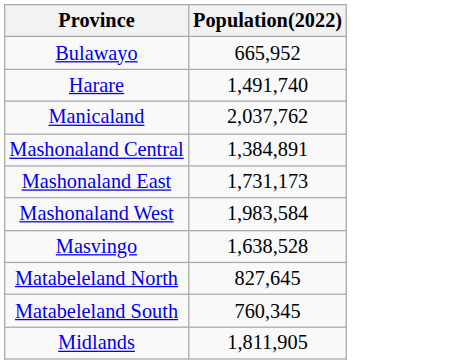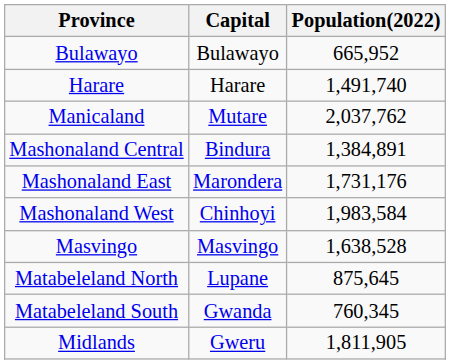+ column: (238, 20)
(268, 181) 1,731,173 -> (366, 181) 1,731,176
(268, 278) 827,645 -> (366, 278) 875,645
